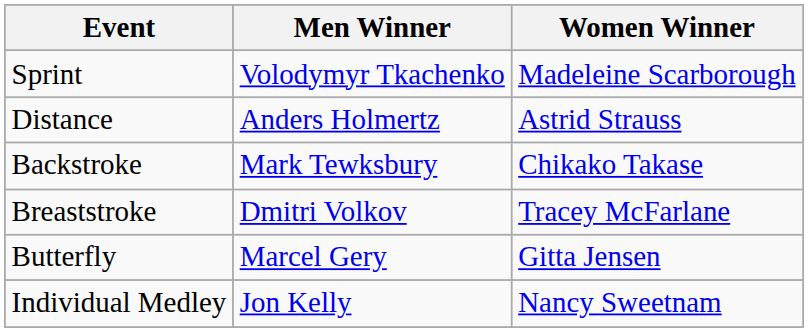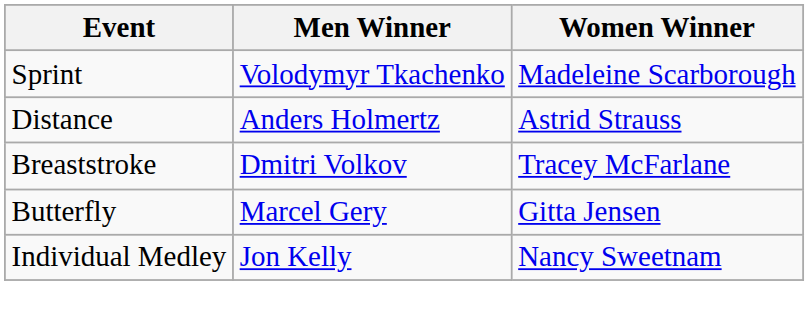- row: (77, 165)
